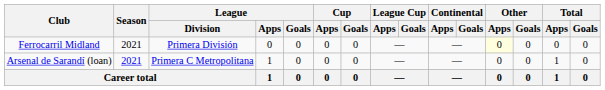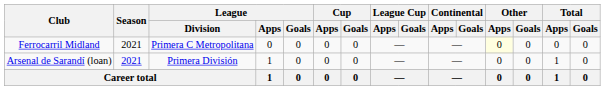(202, 45) Primera División -> (202, 45) Primera C Metropolitana
(202, 61) Primera C Metropolitana -> (202, 61) Primera División
